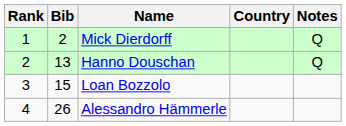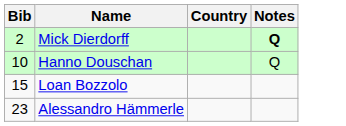- column: (26, 16)
(317, 39) normal -> (274, 39) bold
(62, 62) 13 -> (20, 62) 10
(62, 109) 26 -> (20, 109) 23
